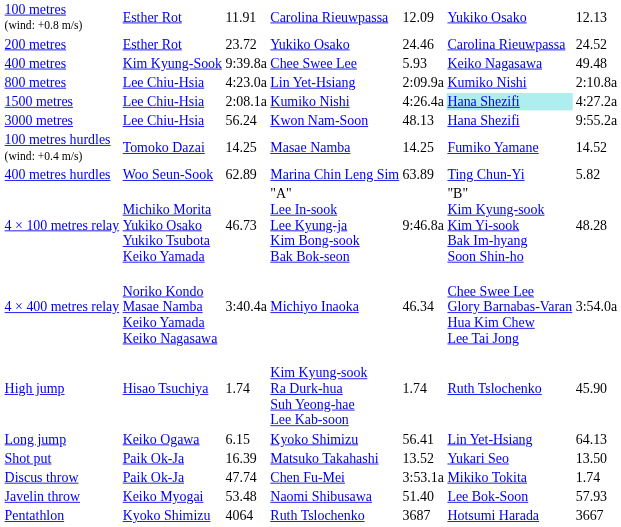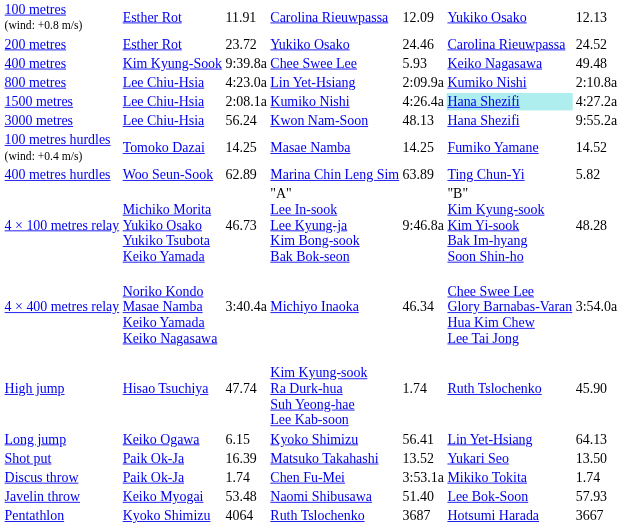(238, 388) 1.74 -> (241, 388) 47.74
(241, 477) 47.74 -> (238, 477) 1.74
